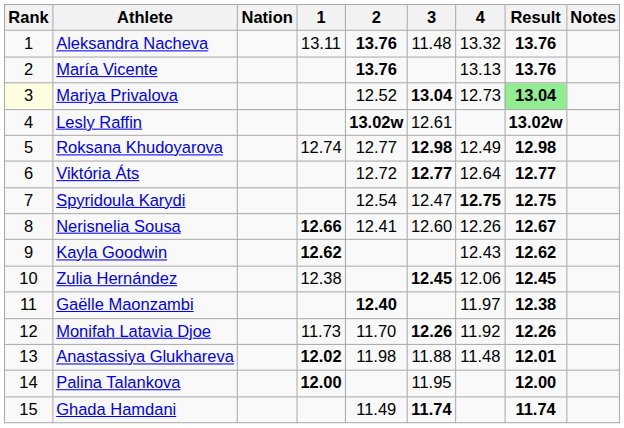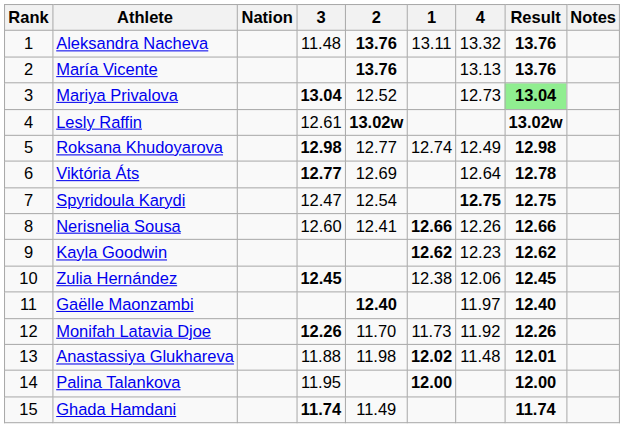columns swapped: (321, 17) <-> (431, 17)
(28, 95) lightyellow background -> (28, 95) no background
(376, 174) 12.72 -> (376, 174) 12.69
(536, 174) 12.77 -> (536, 174) 12.78
(536, 226) 12.67 -> (536, 226) 12.66
(480, 252) 12.43 -> (480, 252) 12.23
(536, 305) 12.38 -> (536, 305) 12.40
